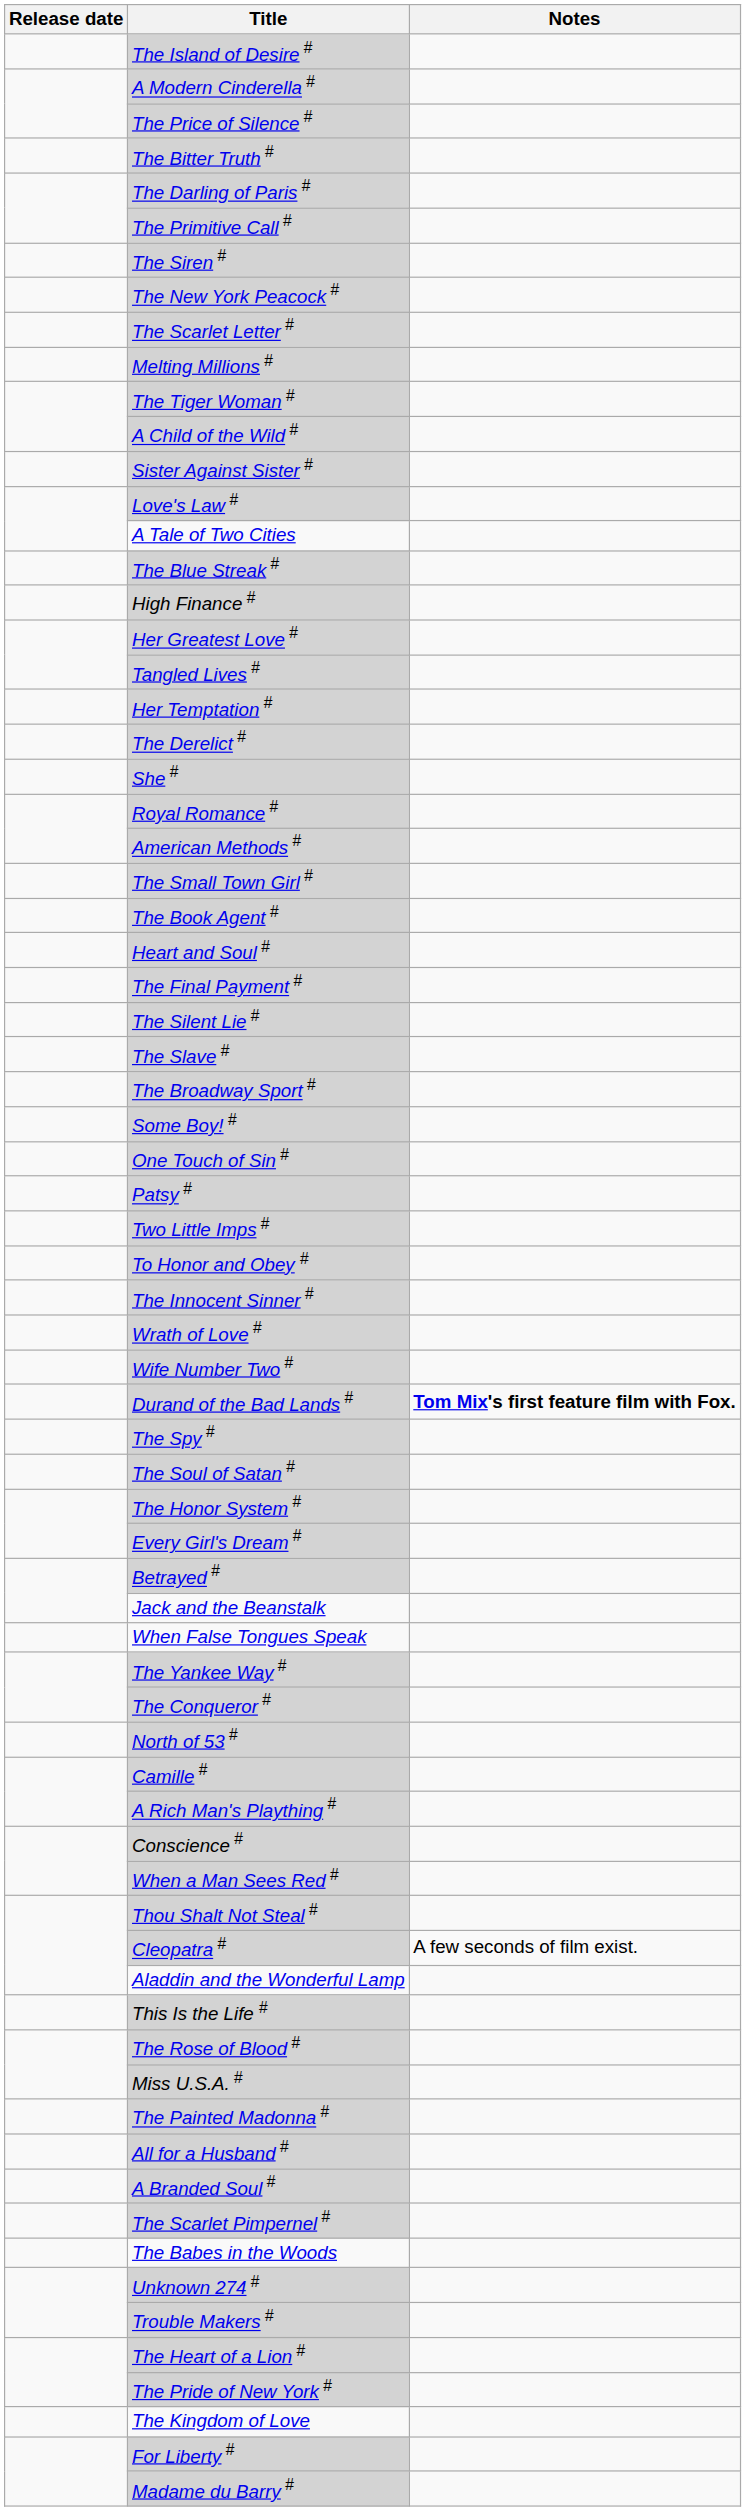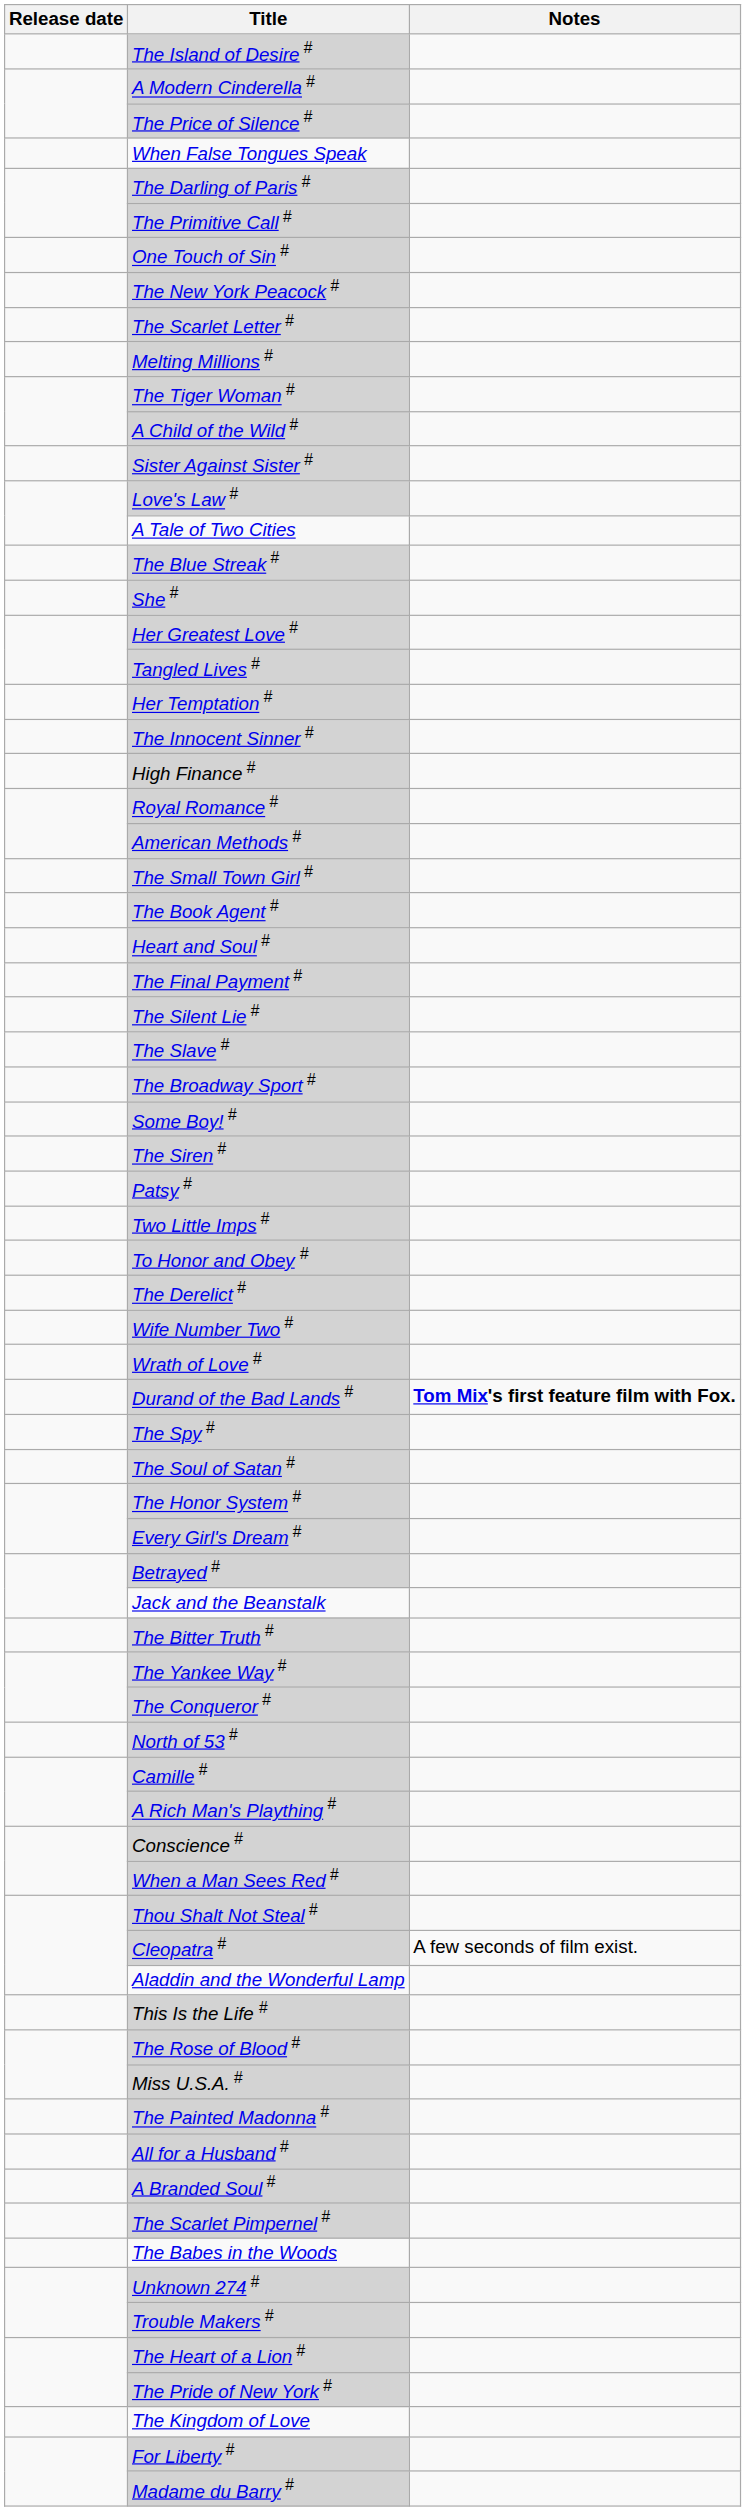rows swapped: (203, 155) <-> (249, 1637)
rows swapped: (210, 1158) <-> (179, 260)
rows swapped: (194, 602) <-> (155, 776)
rows swapped: (189, 741) <-> (223, 1297)
rows swapped: (213, 1367) <-> (197, 1332)
